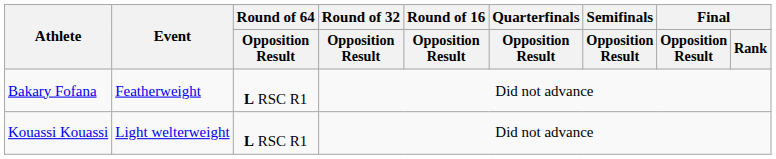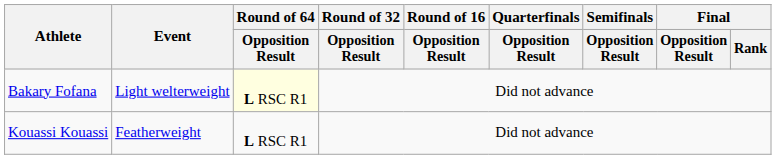(158, 90) Featherweight -> (172, 90) Light welterweight
(276, 99) no background -> (276, 99) lightyellow background
(172, 133) Light welterweight -> (158, 133) Featherweight
